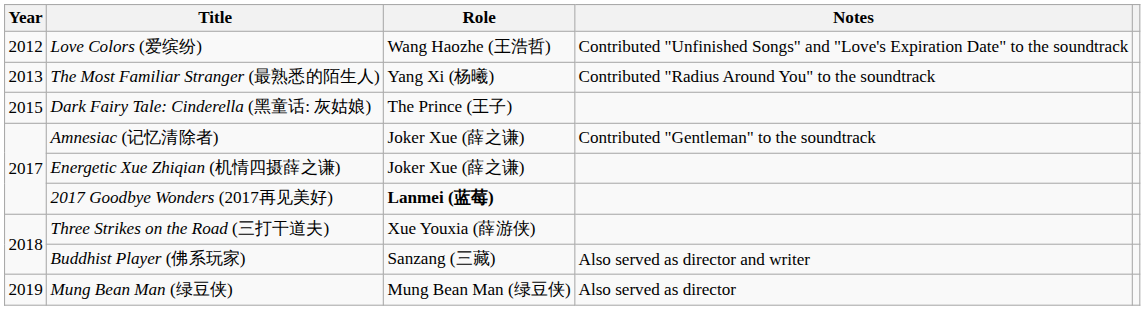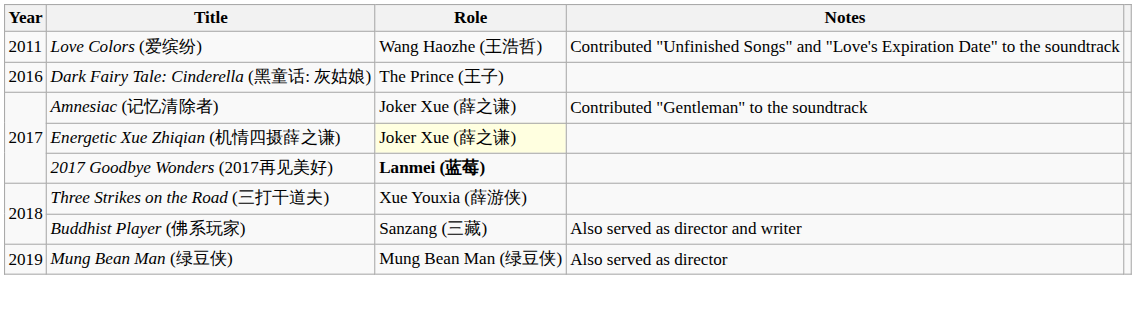(26, 46) 2012 -> (25, 46) 2011
- row: (215, 76)
(26, 107) 2015 -> (26, 77) 2016
(456, 167) no background -> (448, 137) lightyellow background
